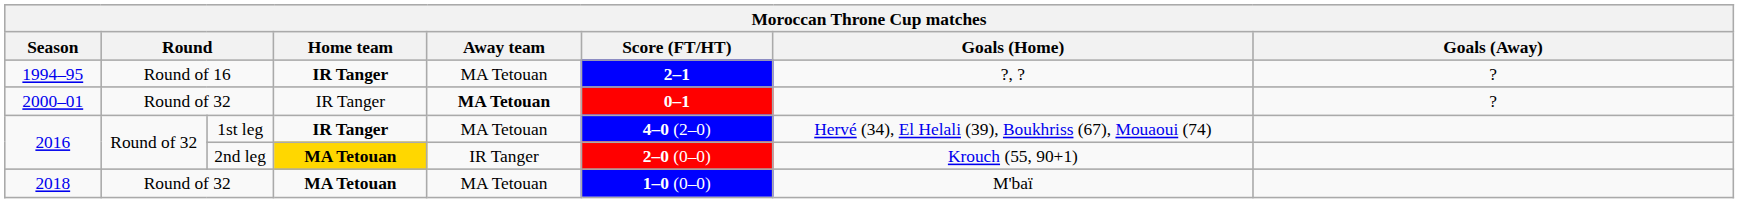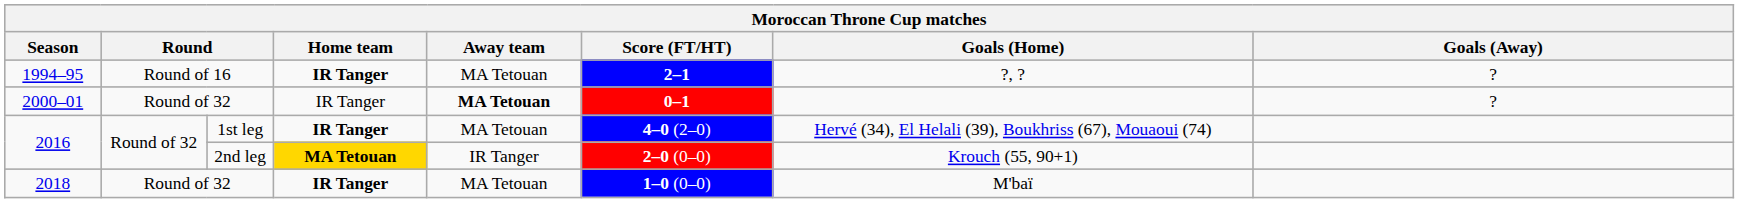(350, 183) MA Tetouan -> (350, 183) IR Tanger
